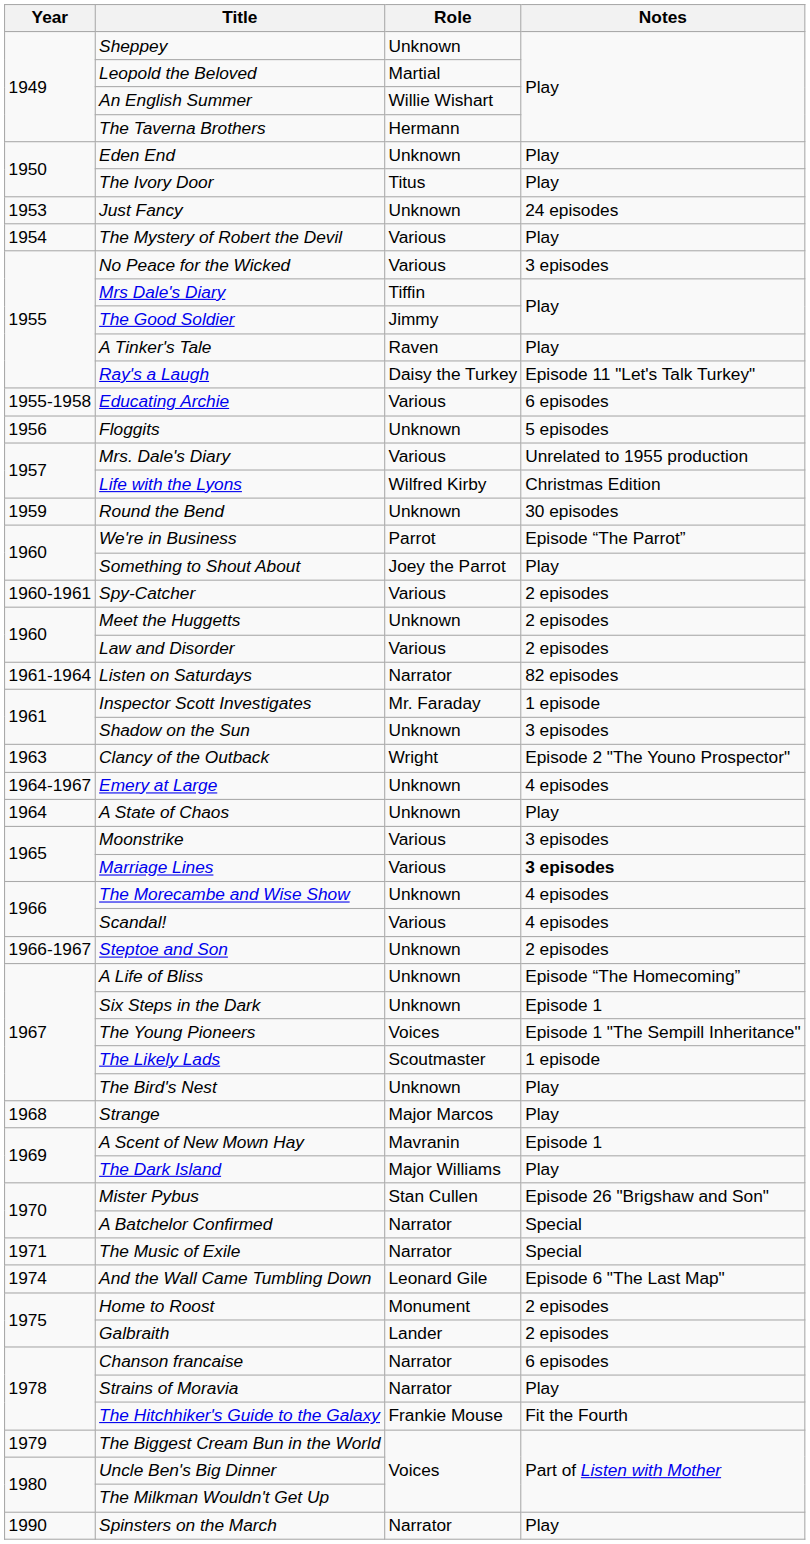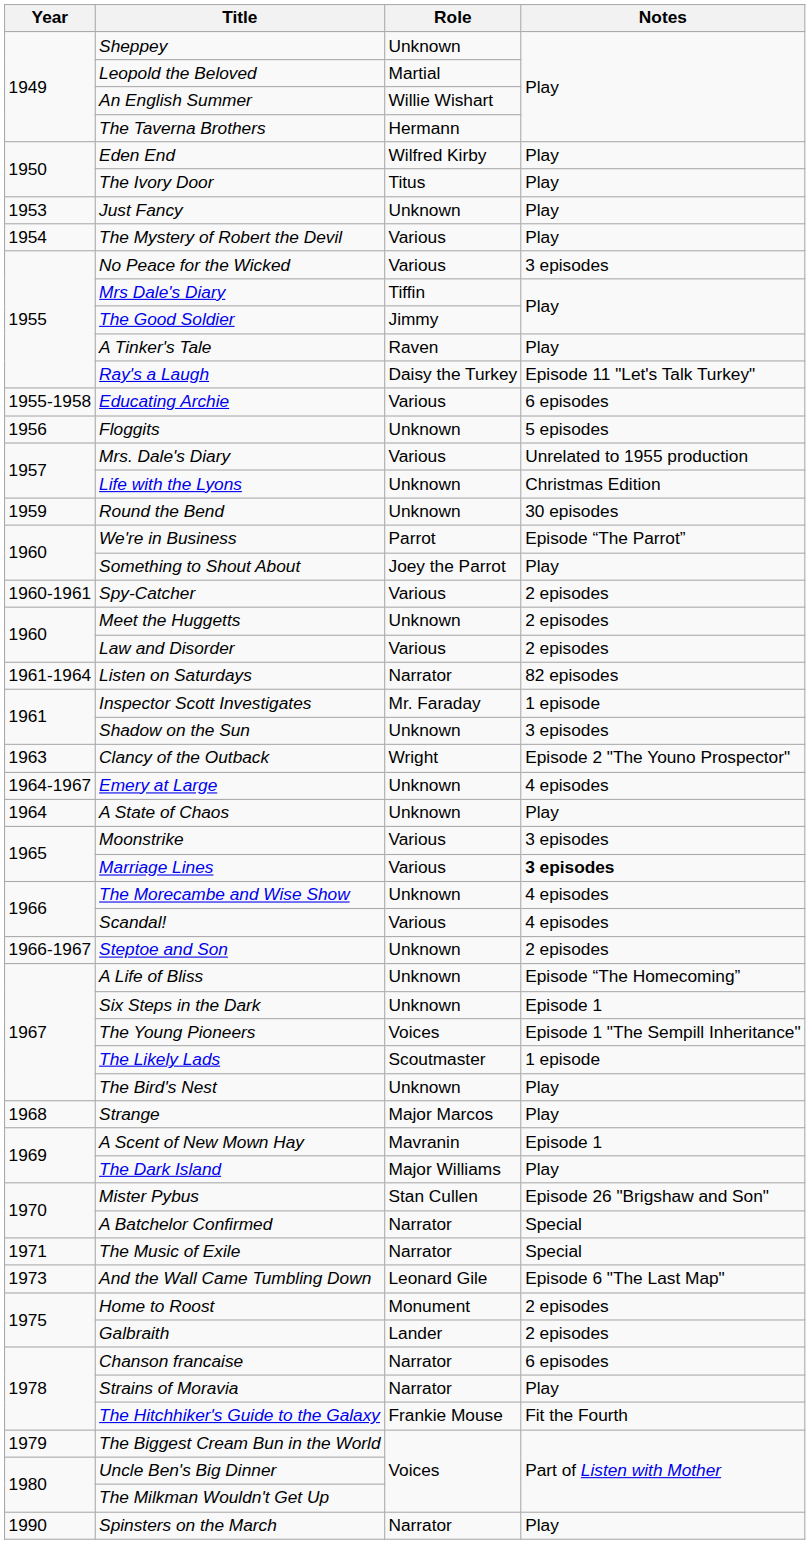(425, 155) Unknown -> (437, 155) Wilfred Kirby
(572, 210) 24 episodes -> (542, 210) Play
(437, 484) Wilfred Kirby -> (425, 484) Unknown
(28, 1278) 1974 -> (28, 1278) 1973
